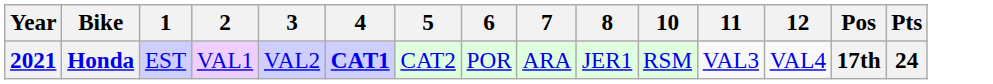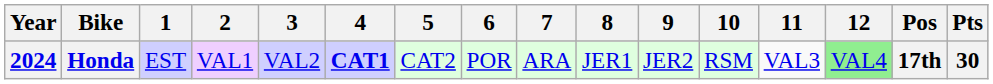+ column: (668, 22)
(33, 59) 2021 -> (33, 59) 2024
(798, 59) no background -> (859, 59) lightgreen background
(907, 59) 24 -> (968, 59) 30
